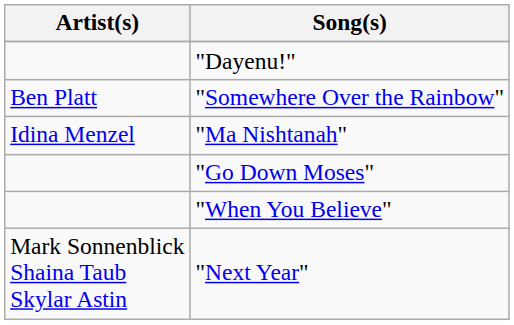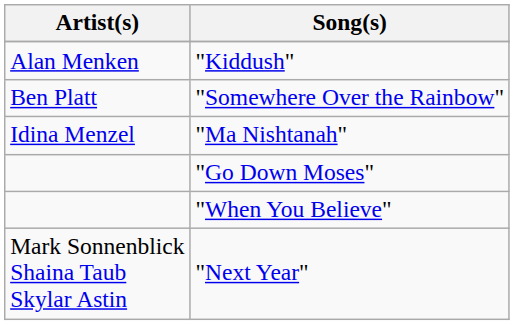- row: (246, 60)
+ row: (245, 60)
